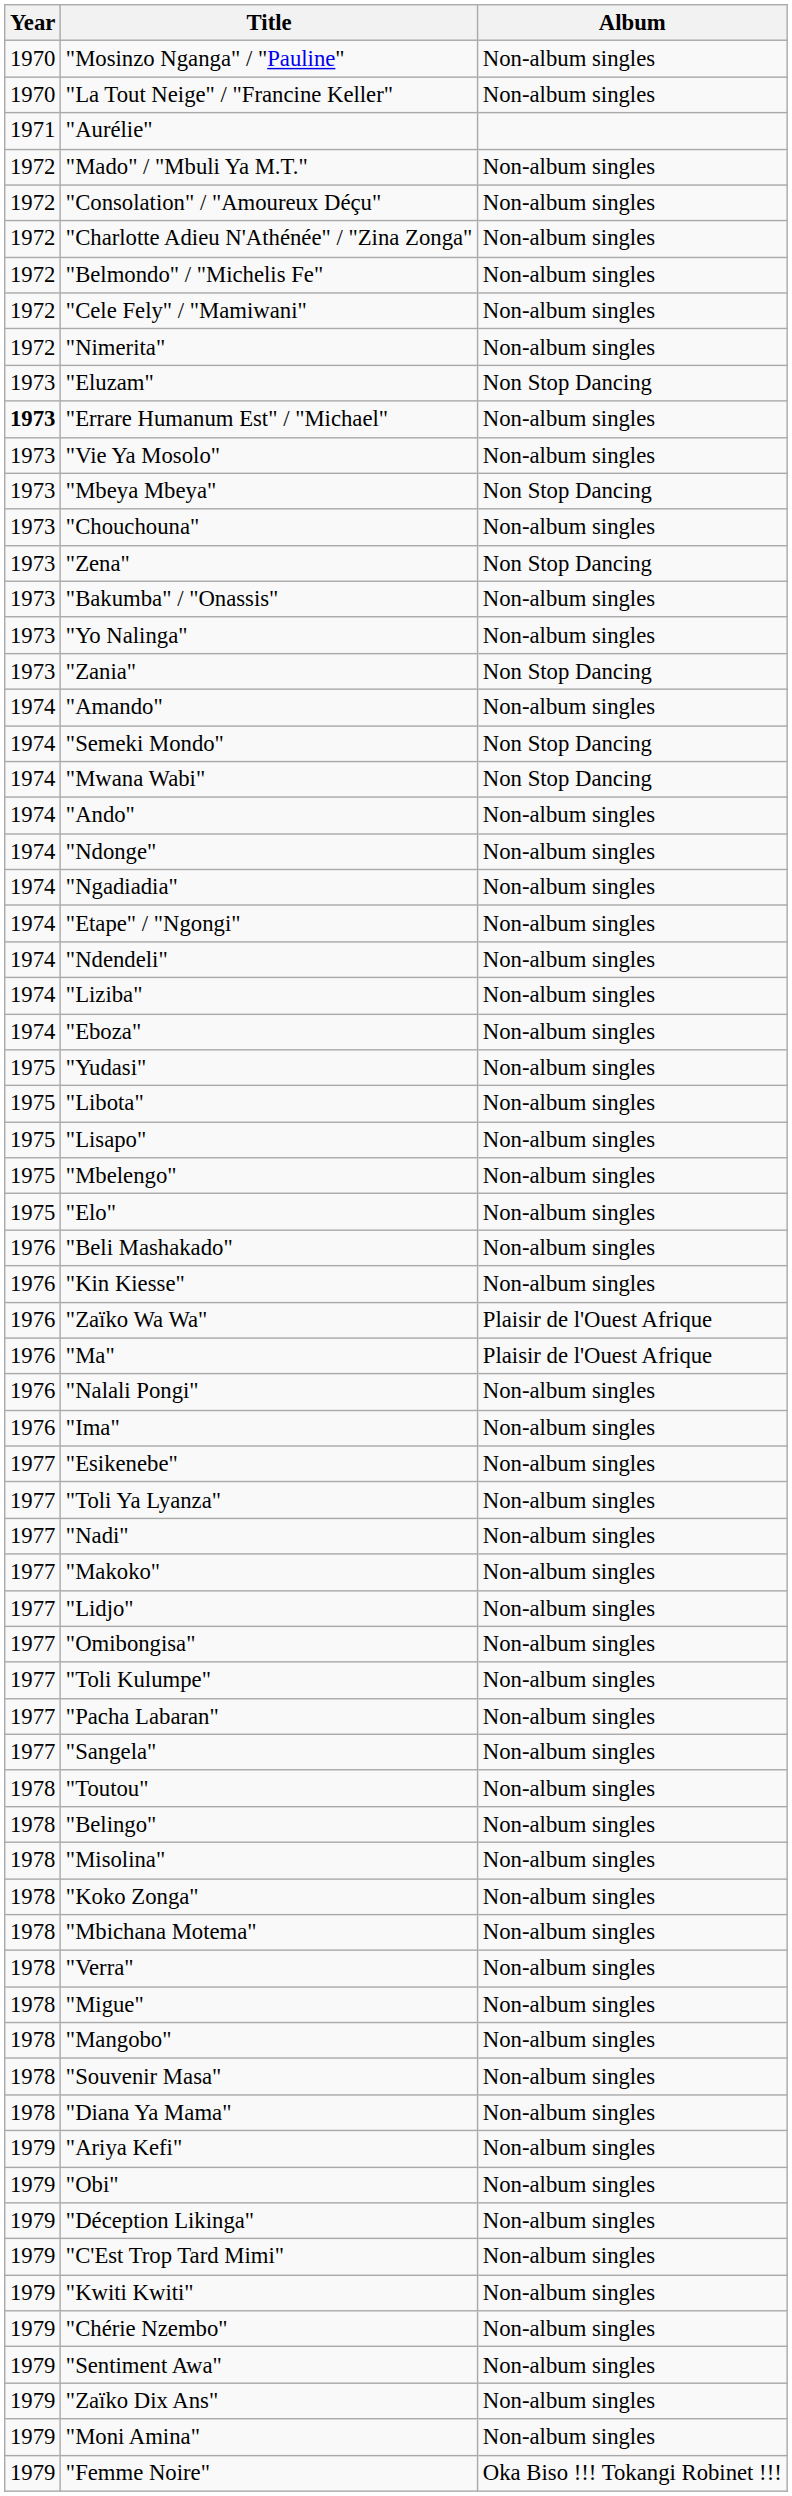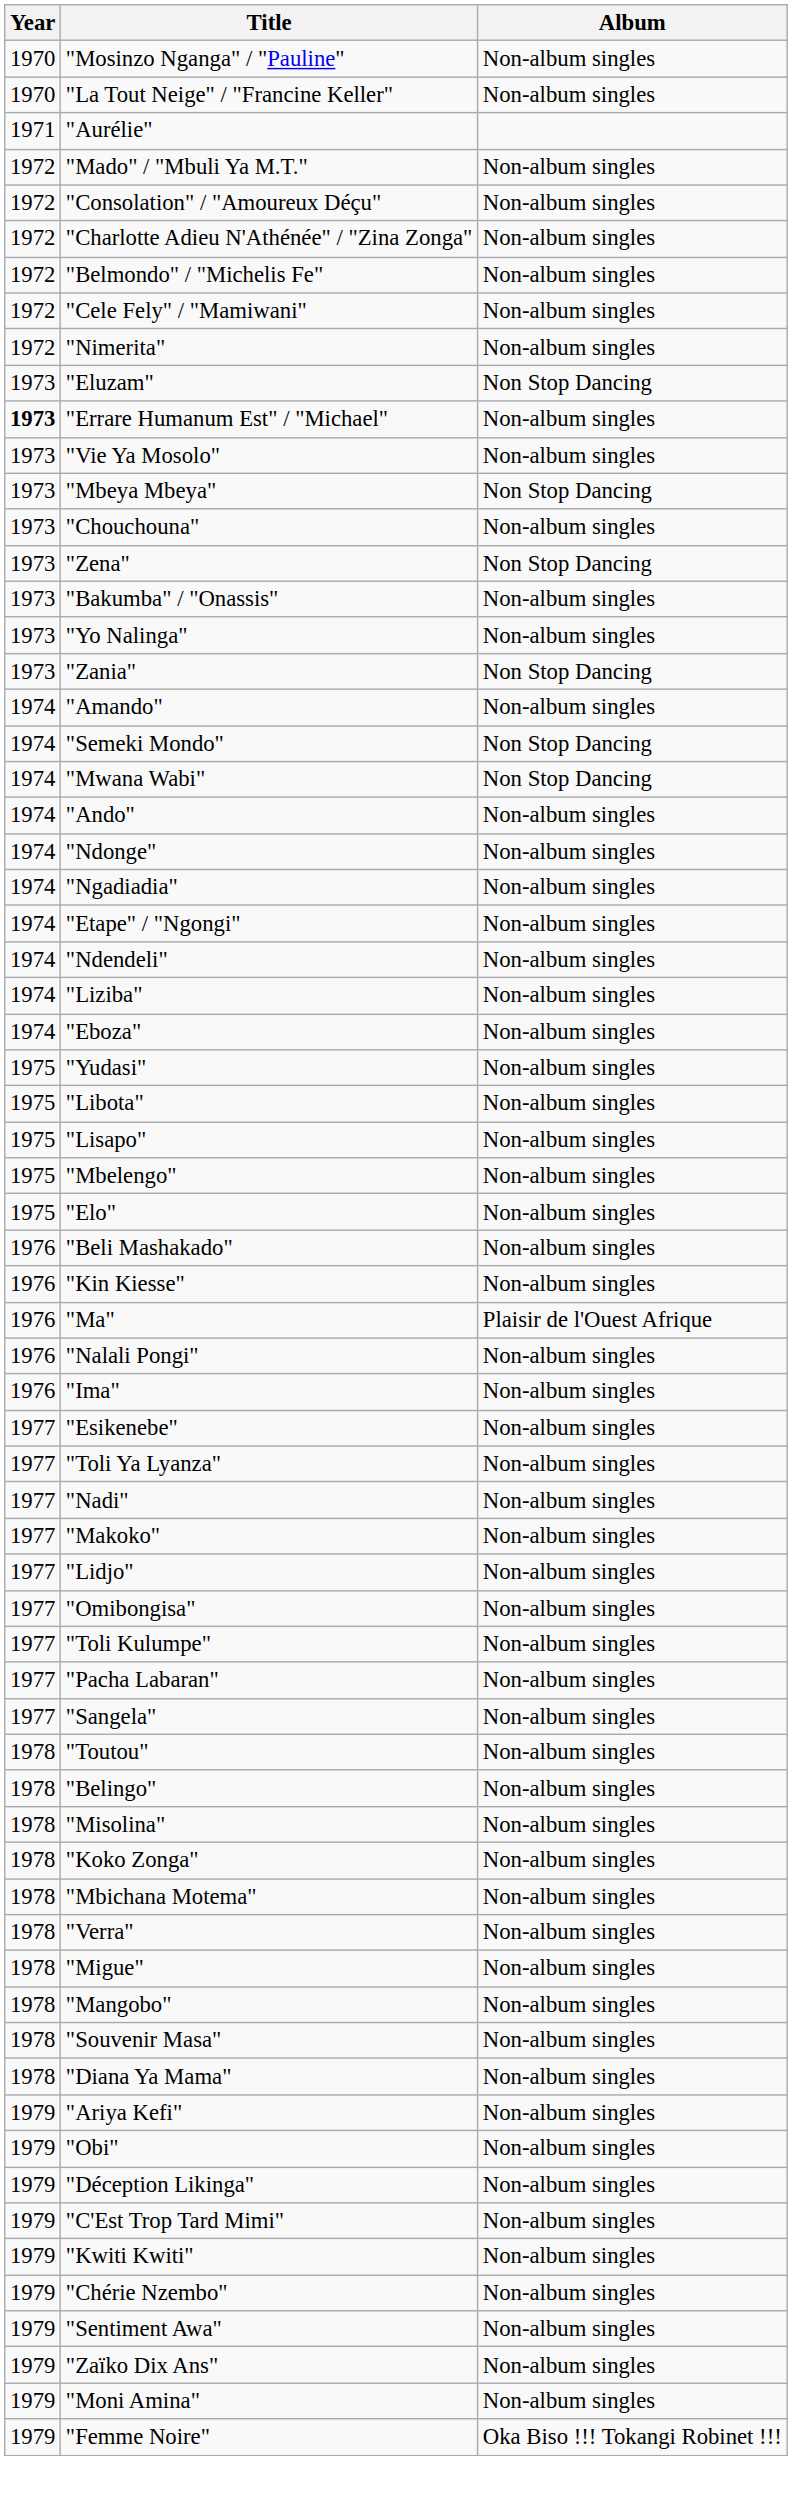- row: (137, 1319)
